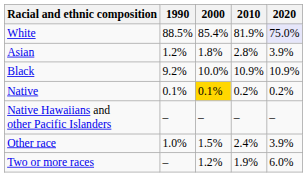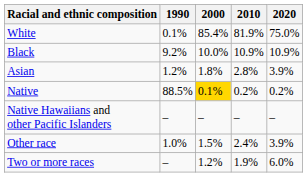(178, 33) 88.5% -> (175, 33) 0.1%
(284, 33) lavender background -> (284, 33) no background
rows swapped: (21, 72) <-> (21, 52)
(175, 91) 0.1% -> (178, 91) 88.5%
